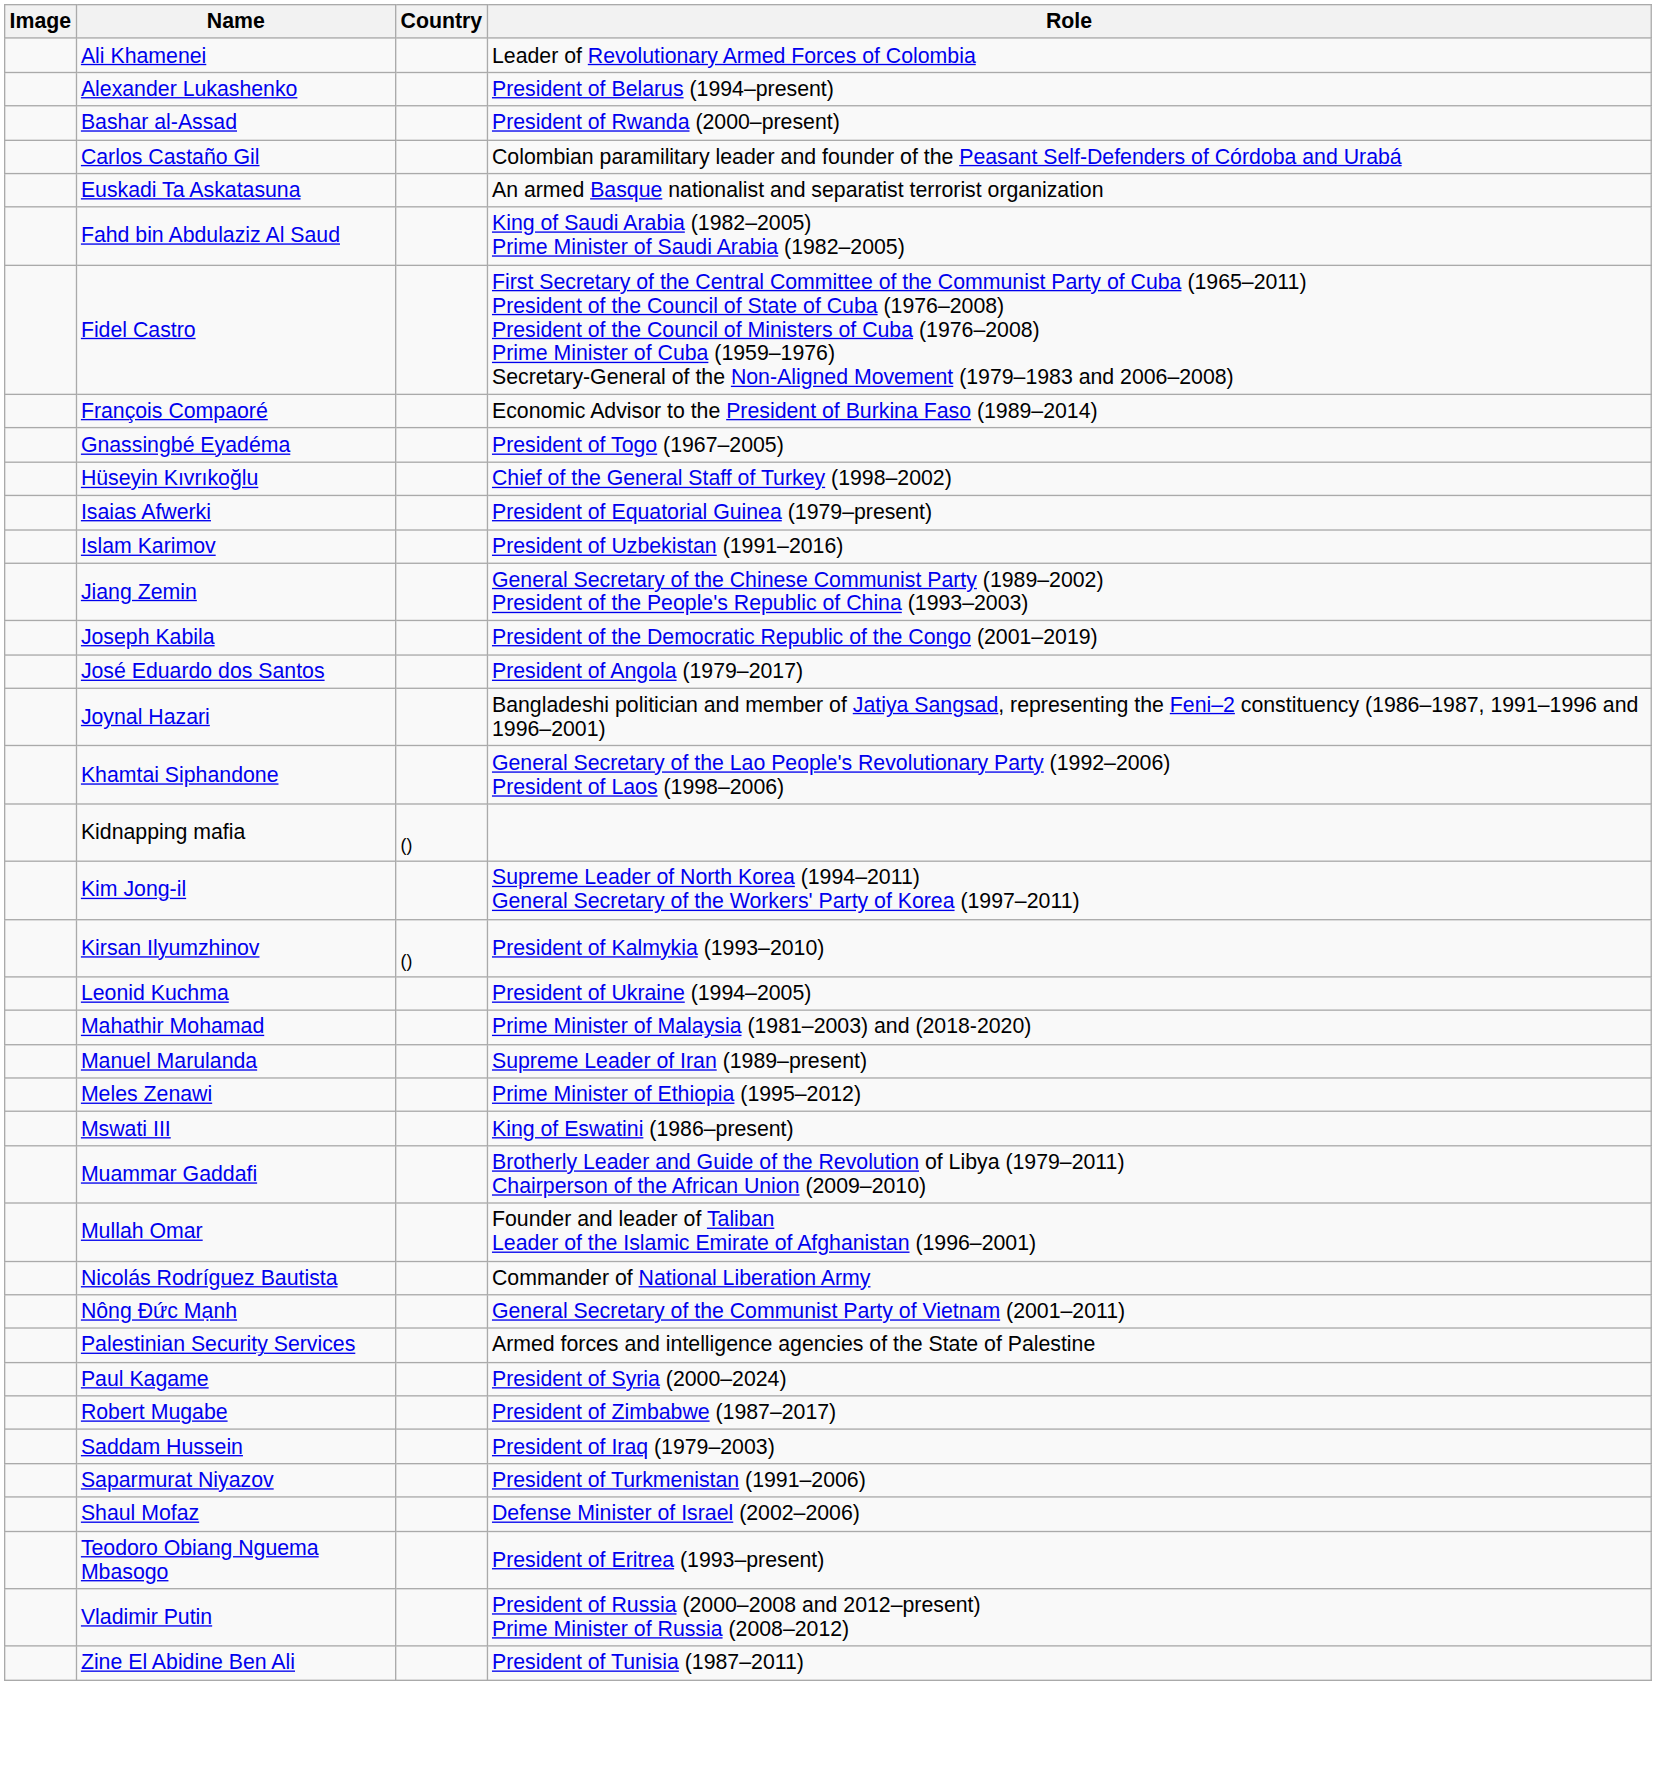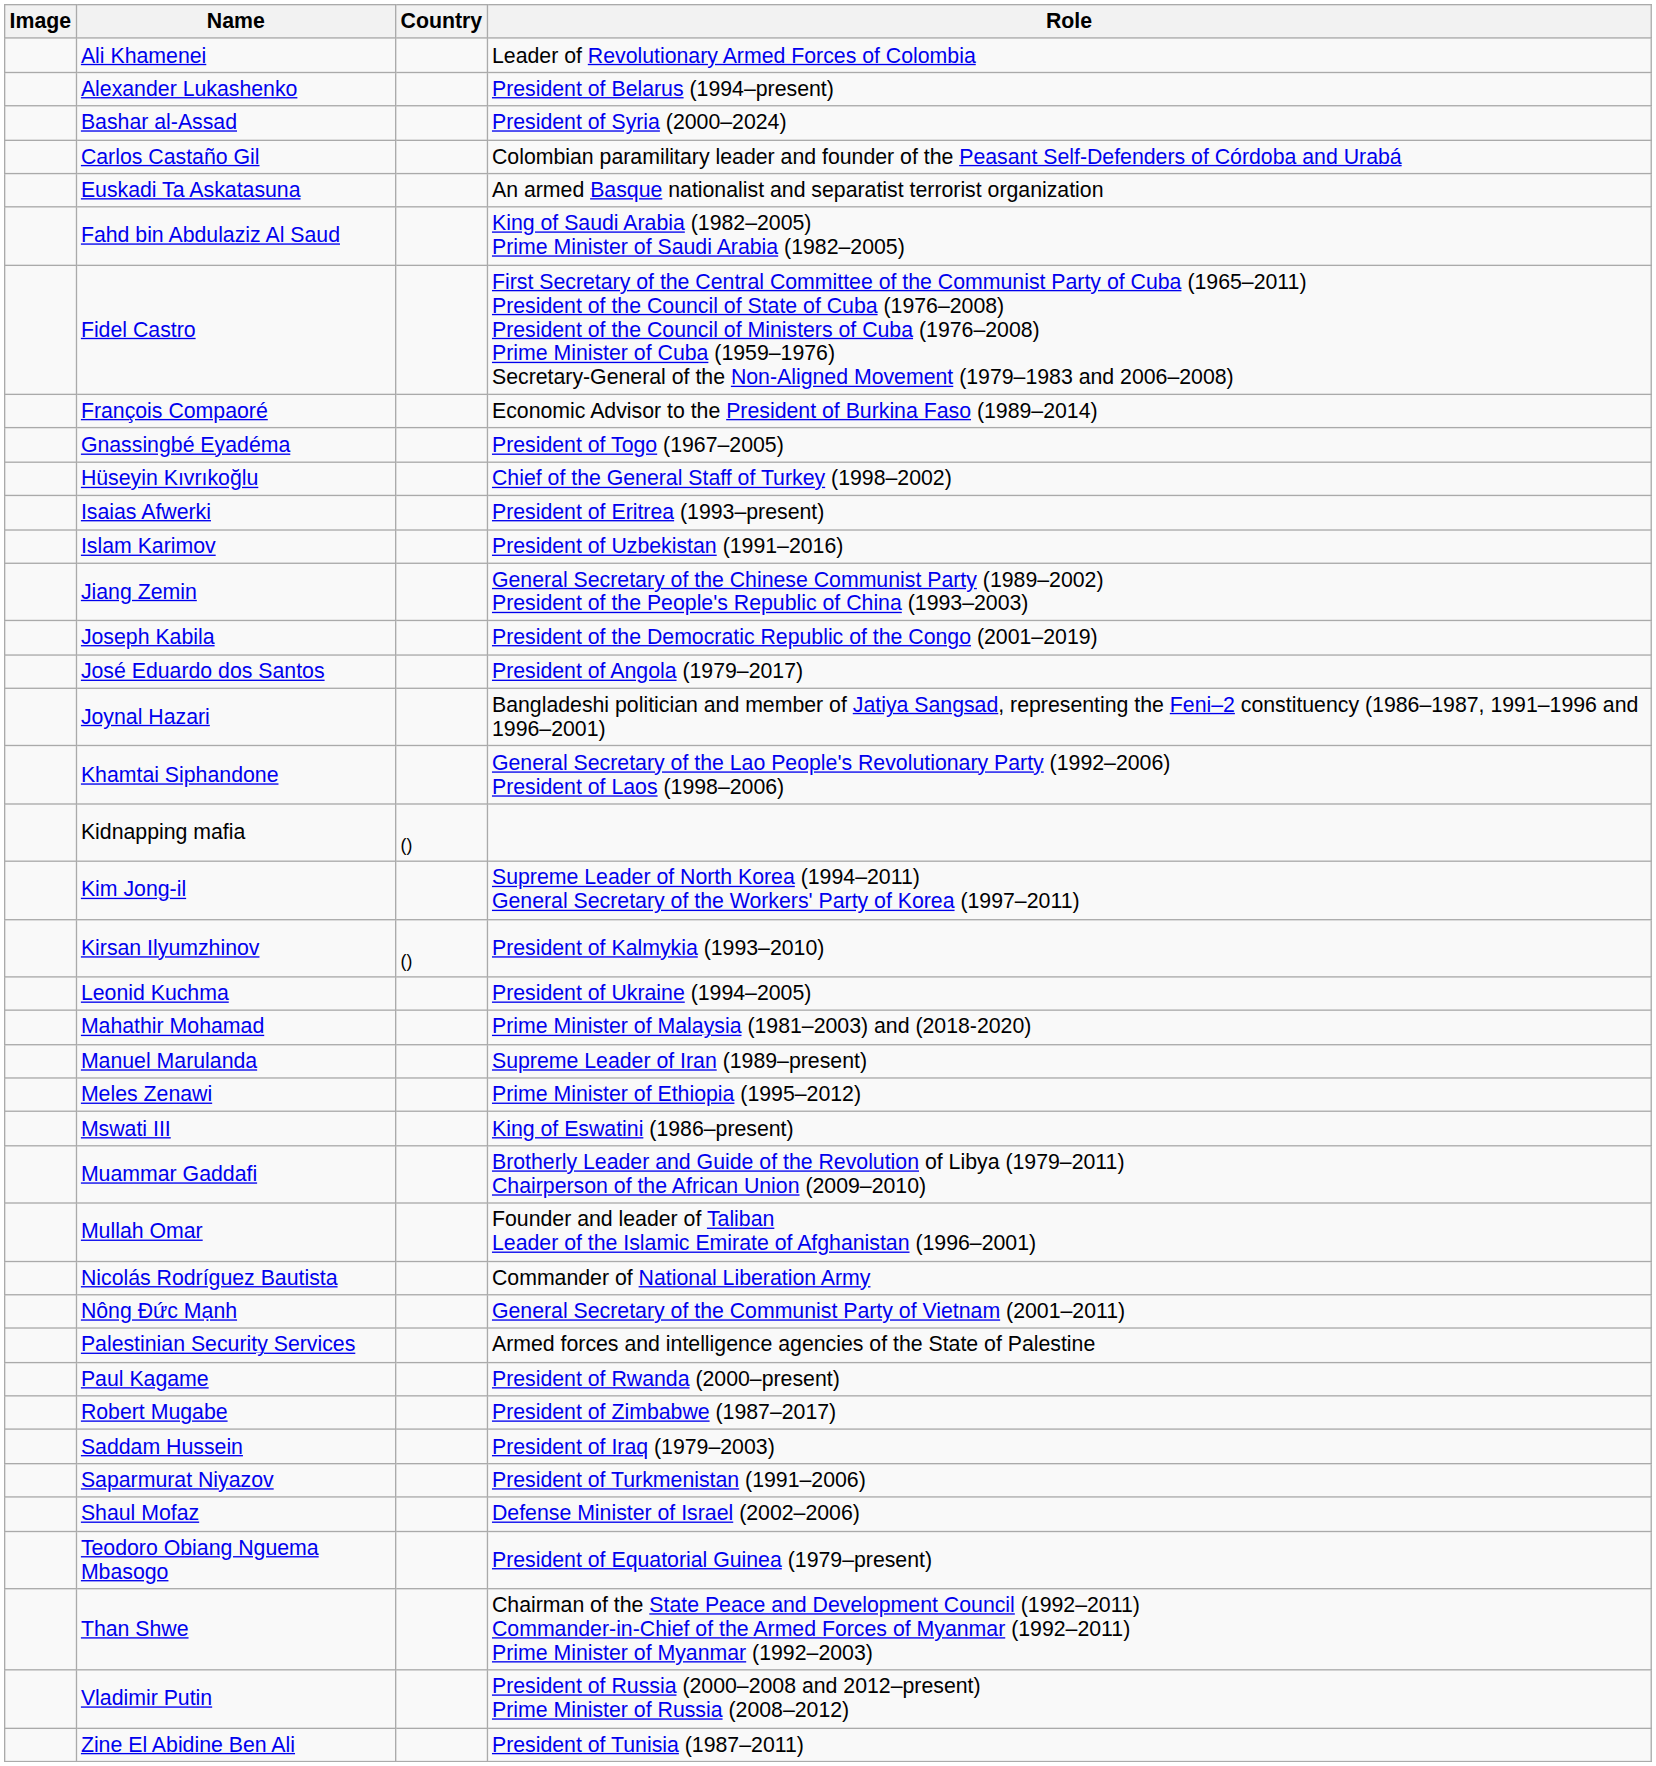(666, 122) President of Rwanda (2000–present) -> (639, 122) President of Syria (2000–2024)
(712, 512) President of Equatorial Guinea (1979–present) -> (658, 512) President of Eritrea (1993–present)
(639, 1378) President of Syria (2000–2024) -> (666, 1378) President of Rwanda (2000–present)
(658, 1559) President of Eritrea (1993–present) -> (712, 1559) President of Equatorial Guinea (1979–present)
+ row: (135, 1629)
